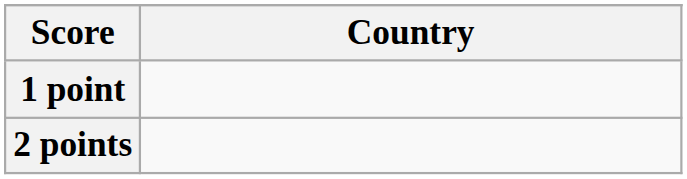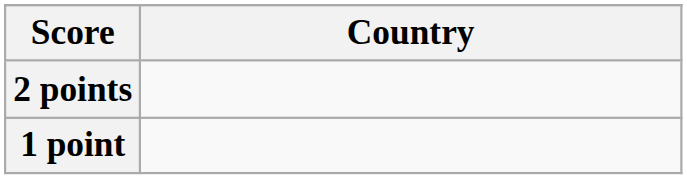rows swapped: (73, 144) <-> (73, 88)
